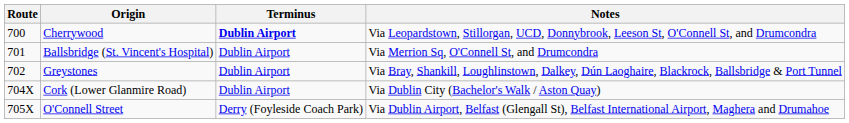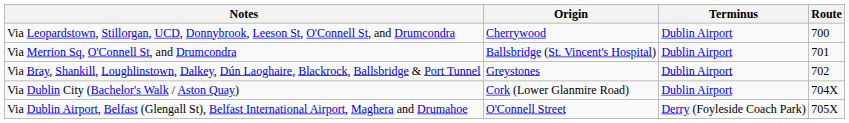columns swapped: (22, 14) <-> (605, 14)
(257, 33) bold -> (697, 33) normal
